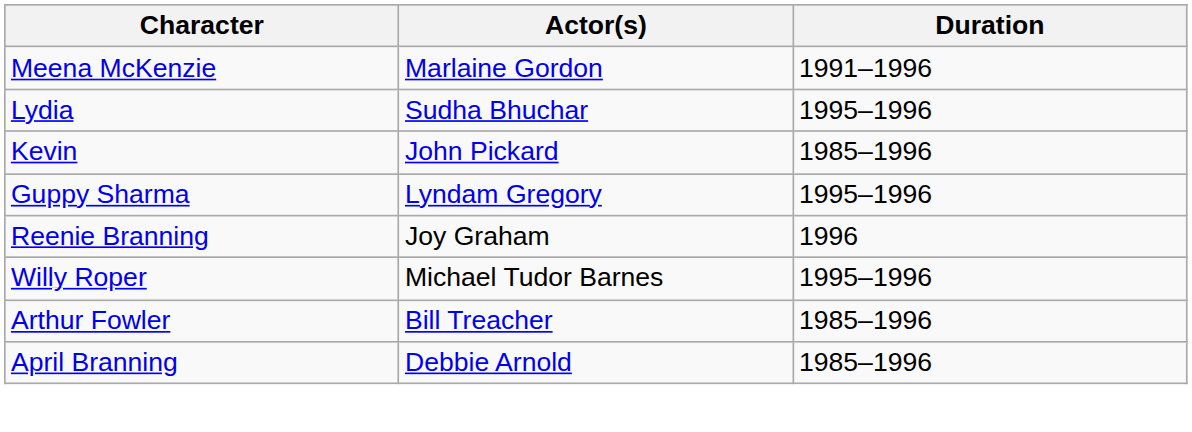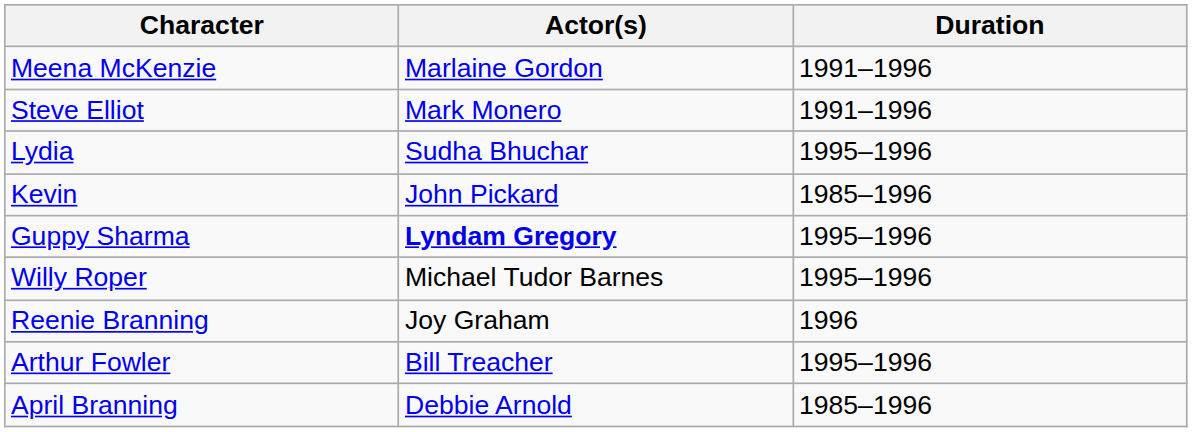+ row: (77, 109)
(503, 194) normal -> (511, 236) bold
rows swapped: (110, 236) <-> (79, 278)
(866, 320) 1985–1996 -> (866, 362) 1995–1996
